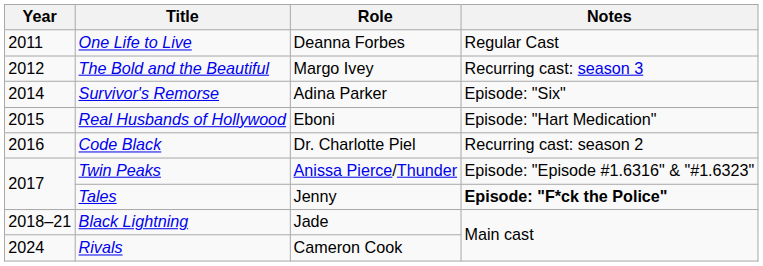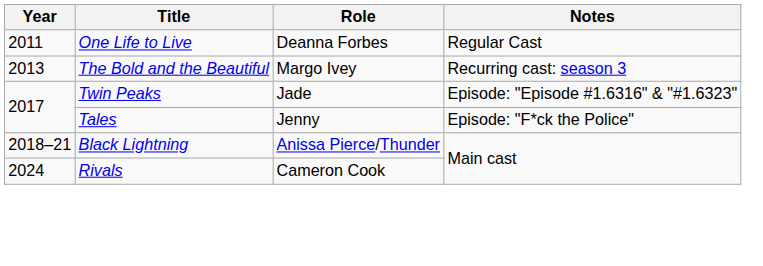(26, 68) 2012 -> (26, 68) 2013
- row: (149, 94)
- row: (182, 119)
- row: (120, 145)
(375, 171) Anissa Pierce/Thunder -> (294, 94) Jade
(566, 196) bold -> (541, 119) normal
(311, 222) Jade -> (358, 145) Anissa Pierce/Thunder
